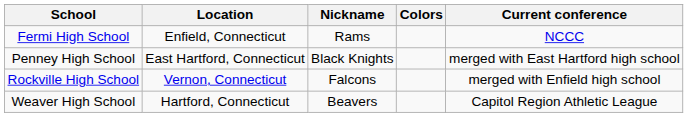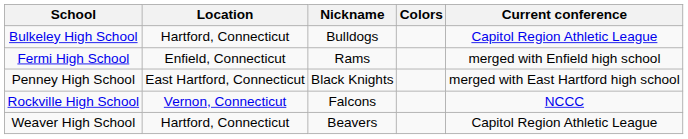+ row: (73, 36)
(564, 36) NCCC -> (564, 58) merged with Enfield high school
(564, 79) merged with Enfield high school -> (564, 101) NCCC
